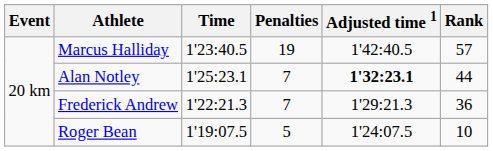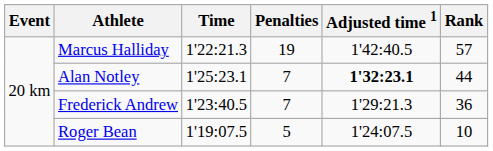(216, 50) 1'23:40.5 -> (216, 50) 1'22:21.3
(216, 104) 1'22:21.3 -> (216, 104) 1'23:40.5
